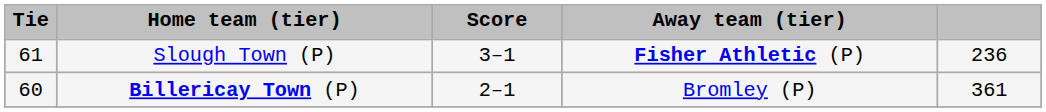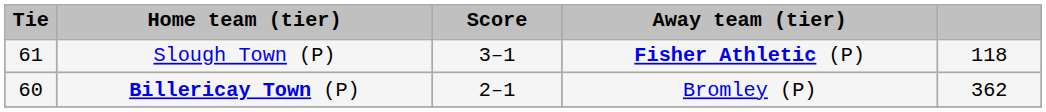(989, 56) 236 -> (989, 56) 118
(989, 90) 361 -> (989, 90) 362
